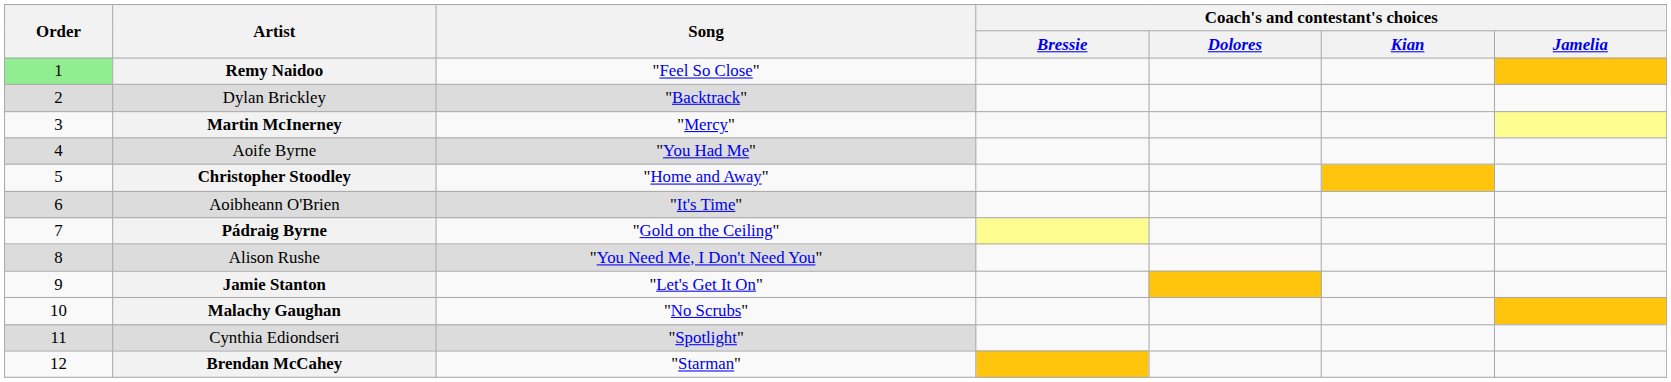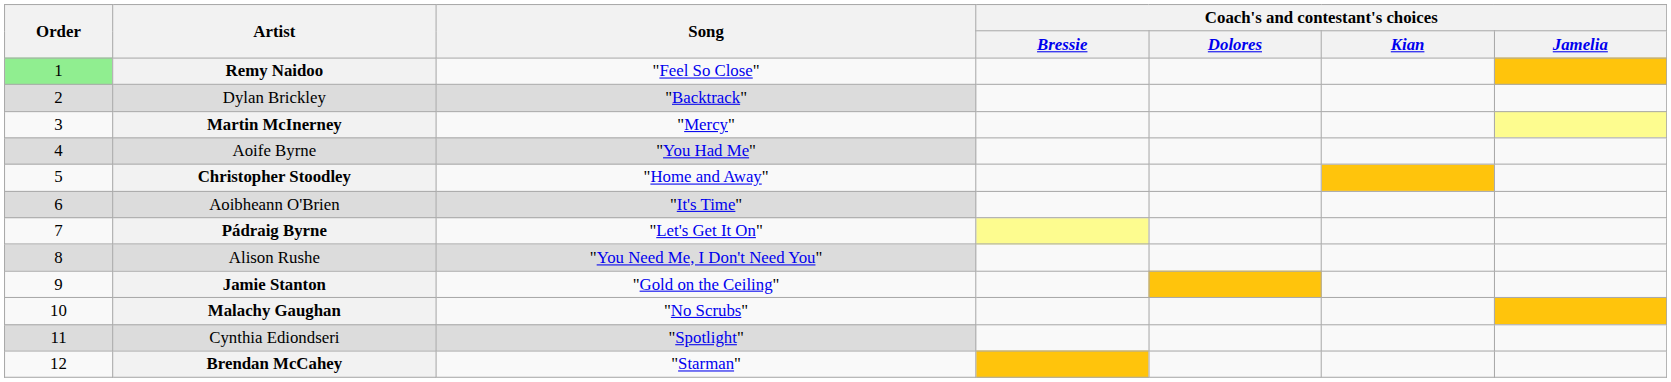(706, 230) "Gold on the Ceiling" -> (706, 230) "Let's Get It On"
(706, 284) "Let's Get It On" -> (706, 284) "Gold on the Ceiling"
